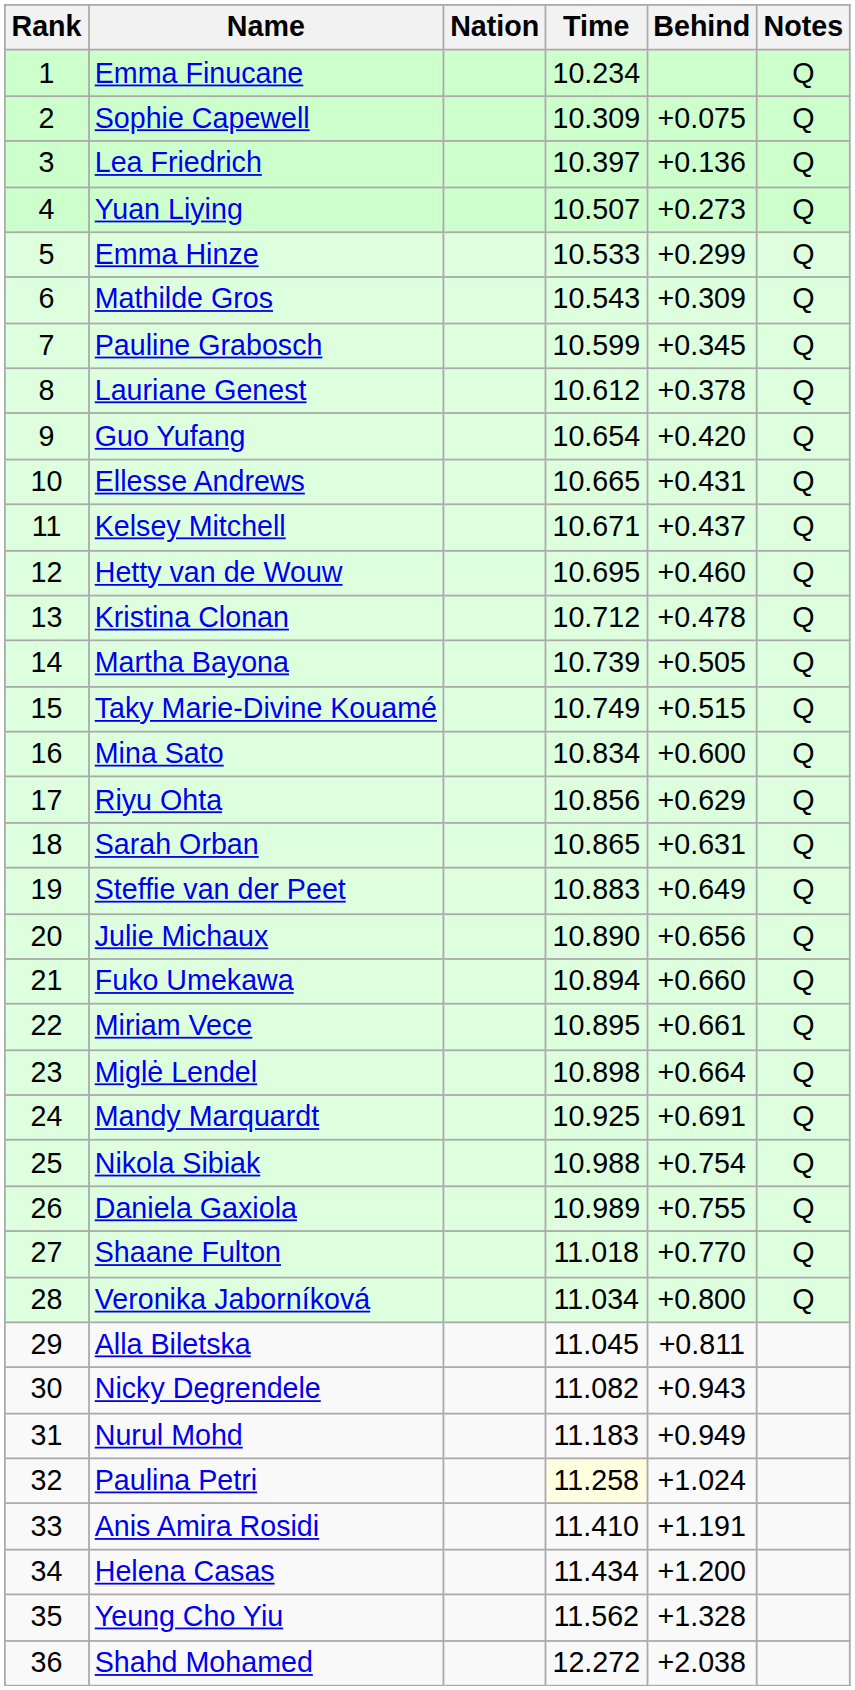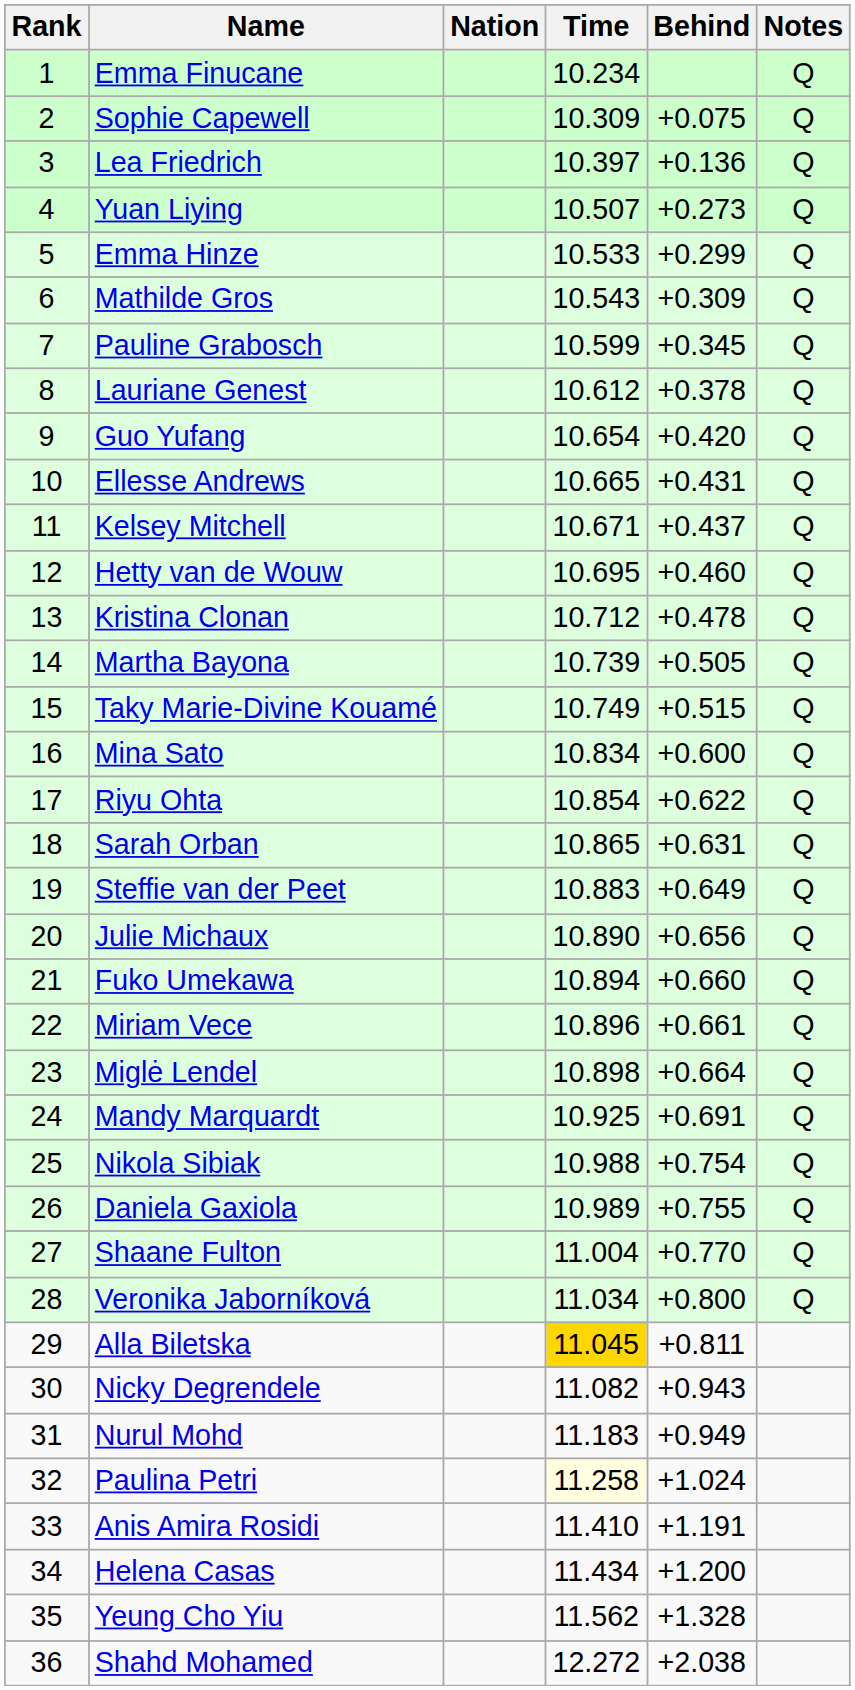(596, 799) 10.856 -> (596, 799) 10.854
(702, 799) +0.629 -> (702, 799) +0.622
(596, 1026) 10.895 -> (596, 1026) 10.896
(596, 1253) 11.018 -> (596, 1253) 11.004
(596, 1344) no background -> (596, 1344) gold background
